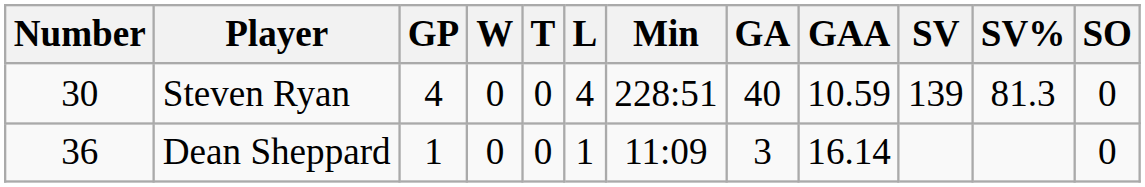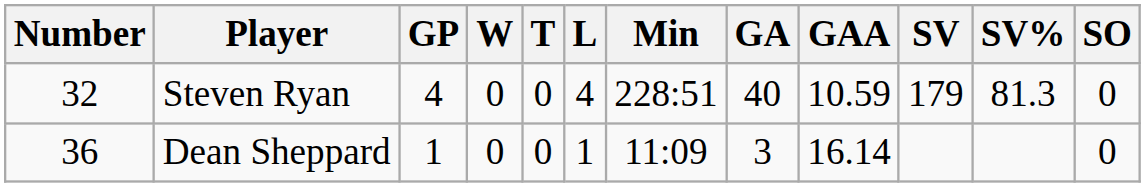(80, 92) 30 -> (80, 92) 32
(936, 92) 139 -> (936, 92) 179
